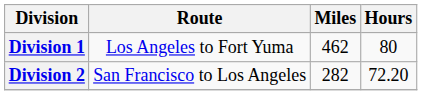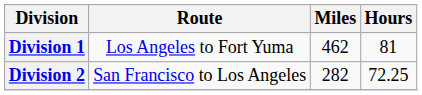(388, 47) 80 -> (388, 47) 81
(388, 75) 72.20 -> (388, 75) 72.25
